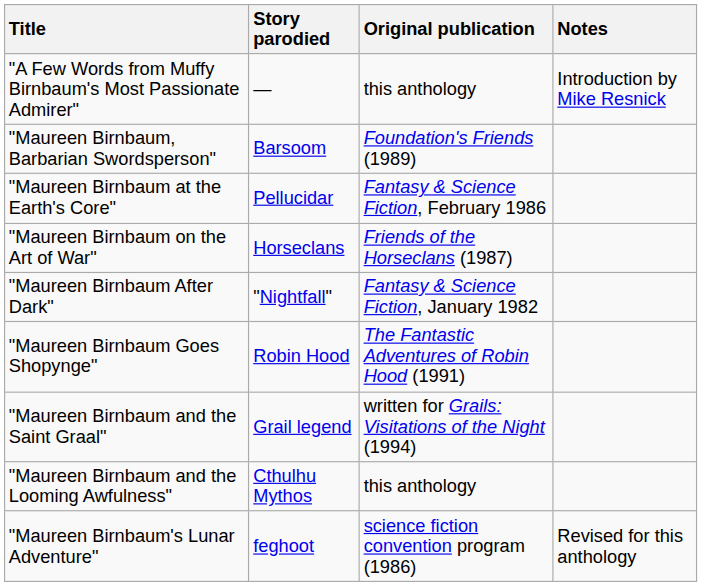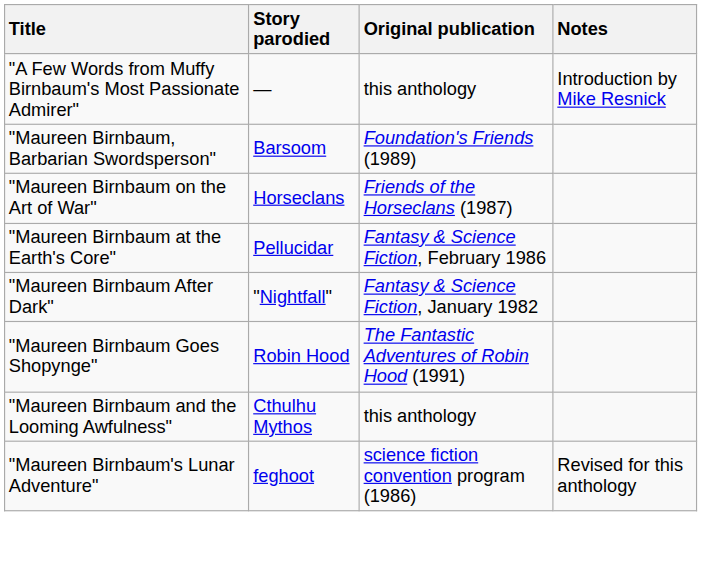rows swapped: (115, 198) <-> (117, 247)
- row: (123, 426)
